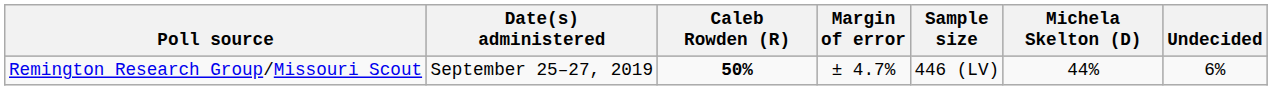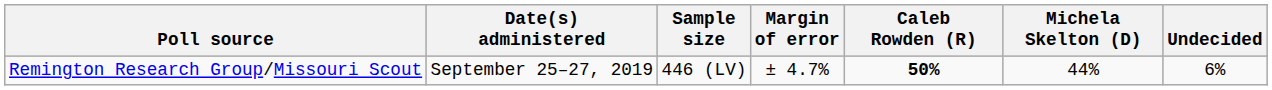columns swapped: (957, 30) <-> (737, 30)
